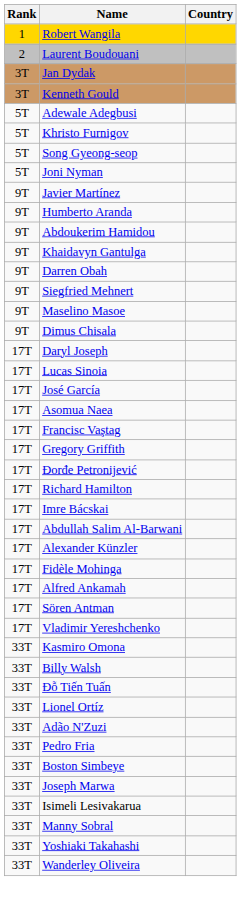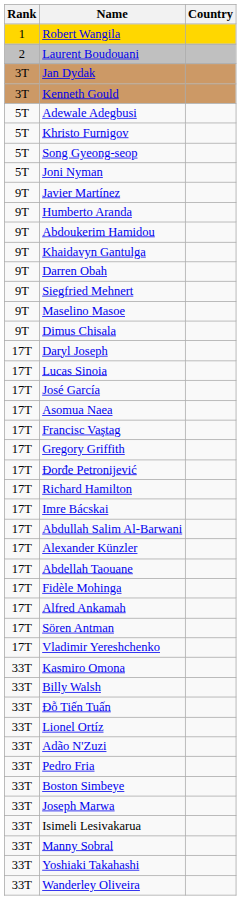+ row: (88, 568)
